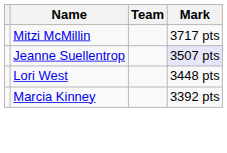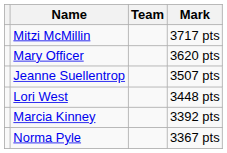+ row: (49, 55)
(195, 55) lavender background -> (195, 76) no background
+ row: (47, 138)
